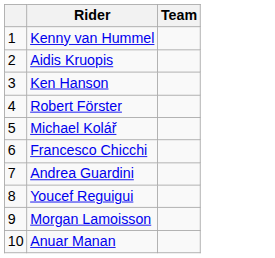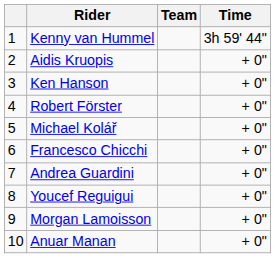+ column: (235, 15)
